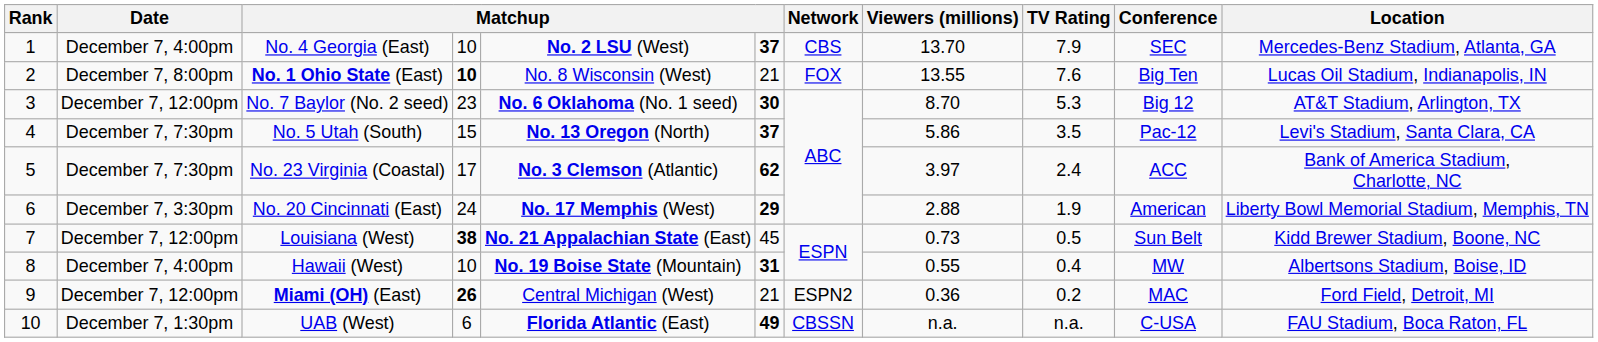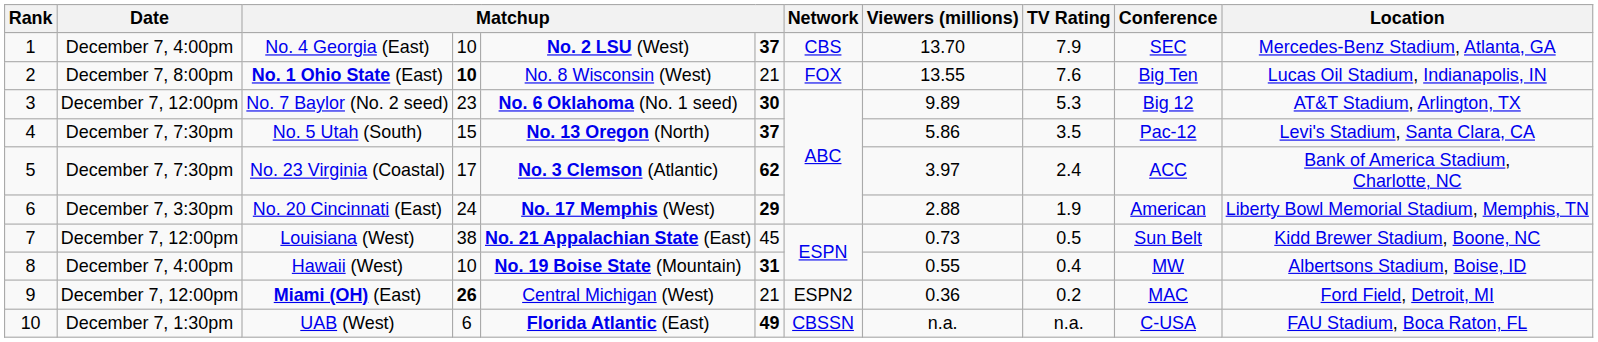(943, 103) 8.70 -> (943, 103) 9.89
(467, 237) bold -> (467, 237) normal
